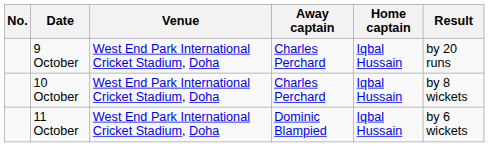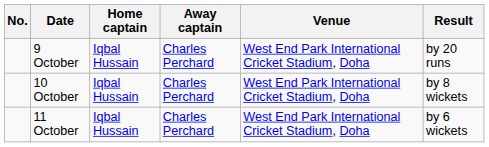columns swapped: (388, 21) <-> (181, 21)
(300, 124) Dominic Blampied -> (188, 124) Charles Perchard
